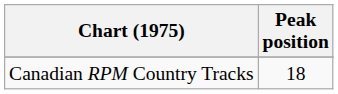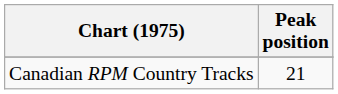(296, 72) 18 -> (296, 72) 21
